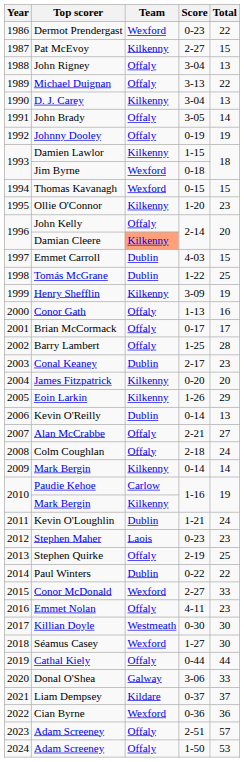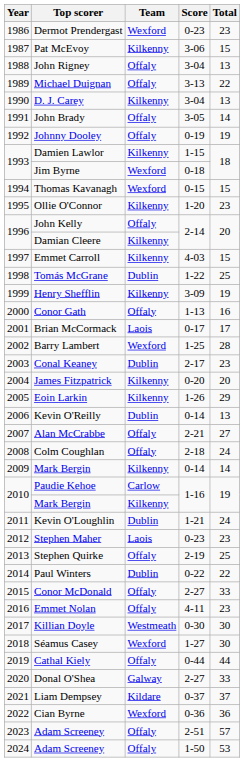(225, 30) 22 -> (225, 30) 23
(194, 48) 2-27 -> (194, 48) 3-06
(148, 240) lightsalmon background -> (148, 240) no background
(143, 258) Dublin -> (148, 258) Kilkenny
(142, 328) Offaly -> (140, 328) Laois
(142, 345) Offaly -> (147, 345) Wexford
(147, 591) Wexford -> (142, 591) Offaly
(194, 678) 3-06 -> (194, 678) 2-27
